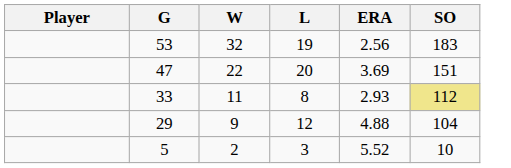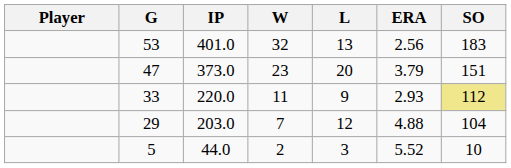+ column: (216, 17)
(305, 44) 19 -> (345, 44) 13
(234, 70) 22 -> (280, 70) 23
(375, 70) 3.69 -> (409, 70) 3.79
(305, 96) 8 -> (345, 96) 9
(234, 123) 9 -> (280, 123) 7
